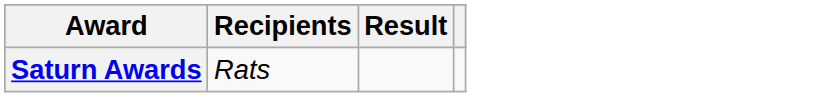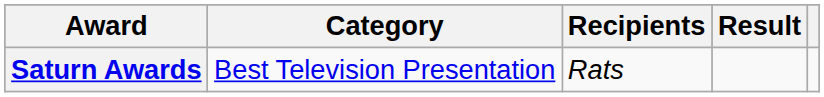+ column: (385, 26)
